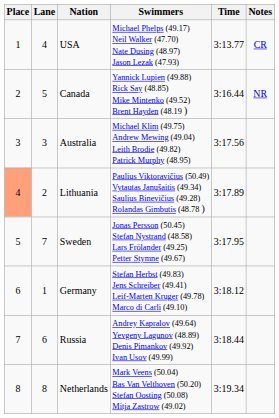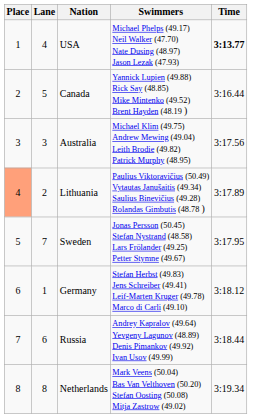- column: (260, 12)
(229, 44) normal -> (229, 44) bold
